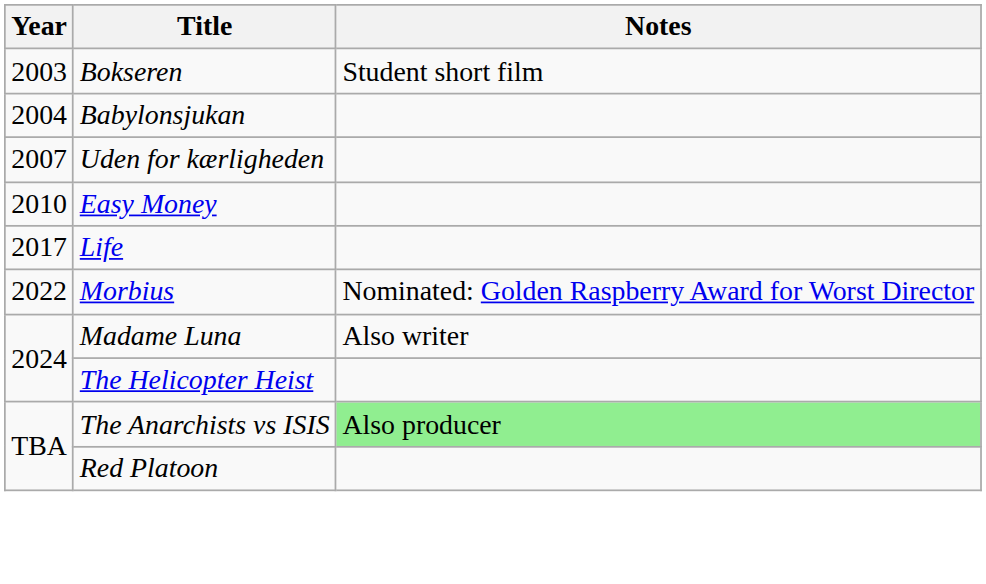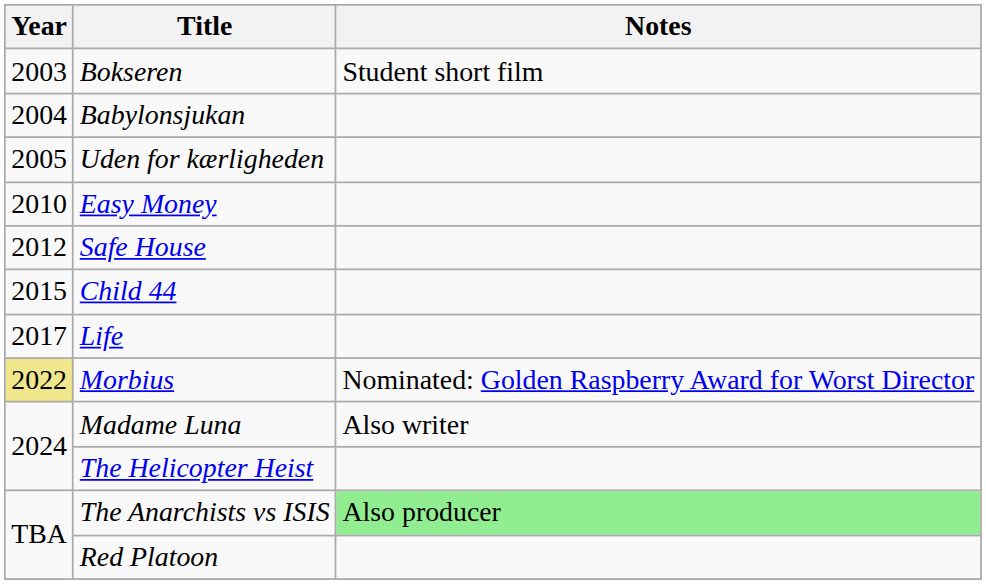(39, 159) 2007 -> (39, 159) 2005
+ row: (143, 247)
+ row: (128, 291)
(39, 291) no background -> (39, 379) khaki background
